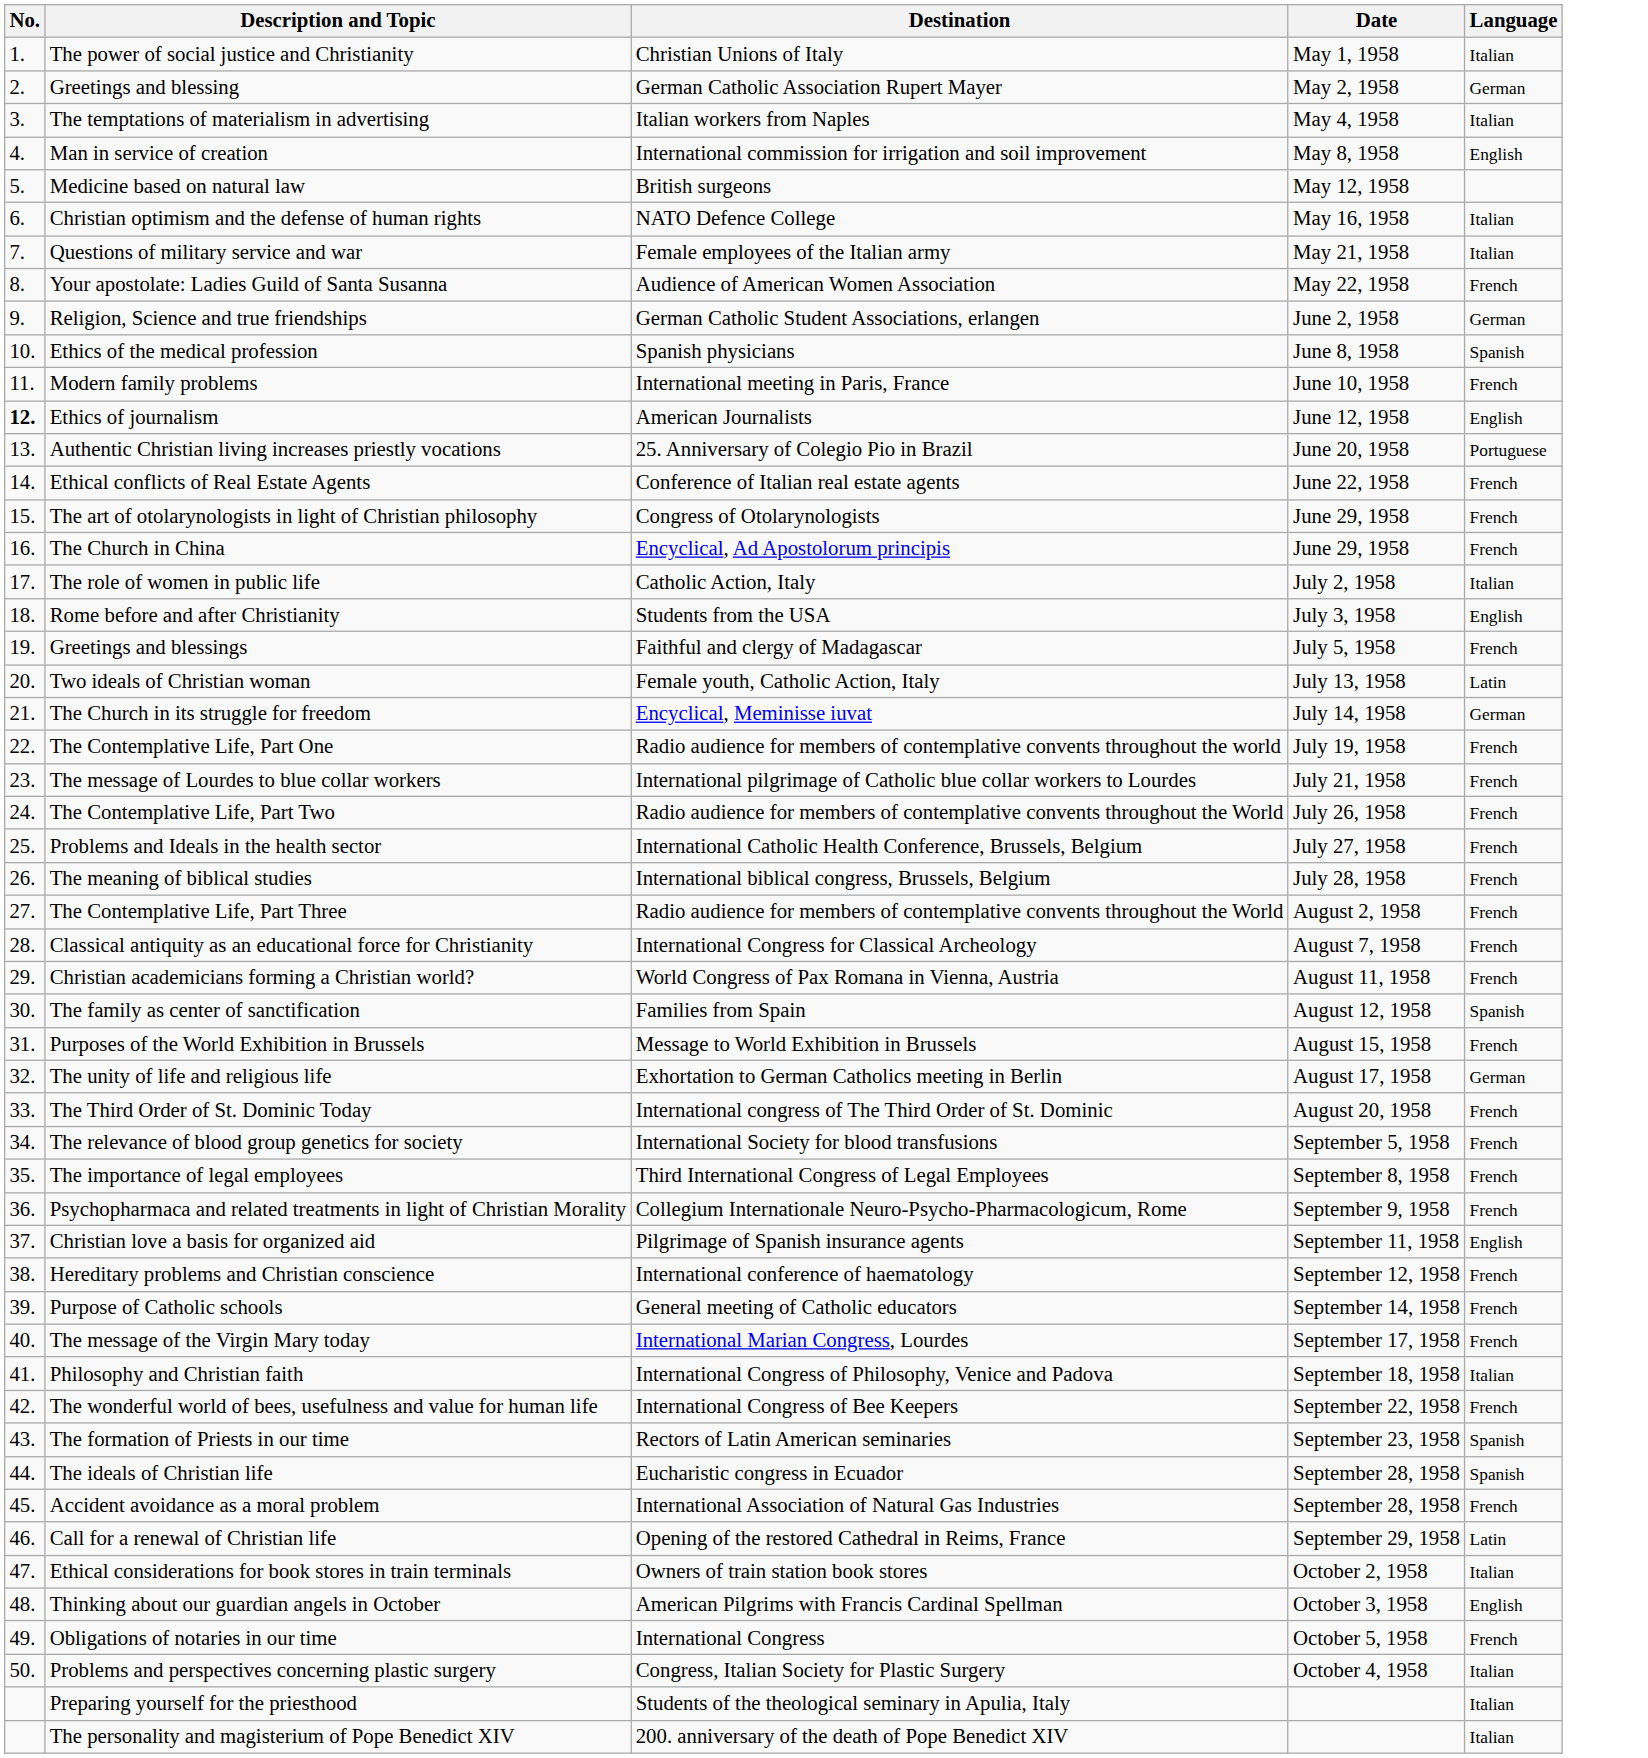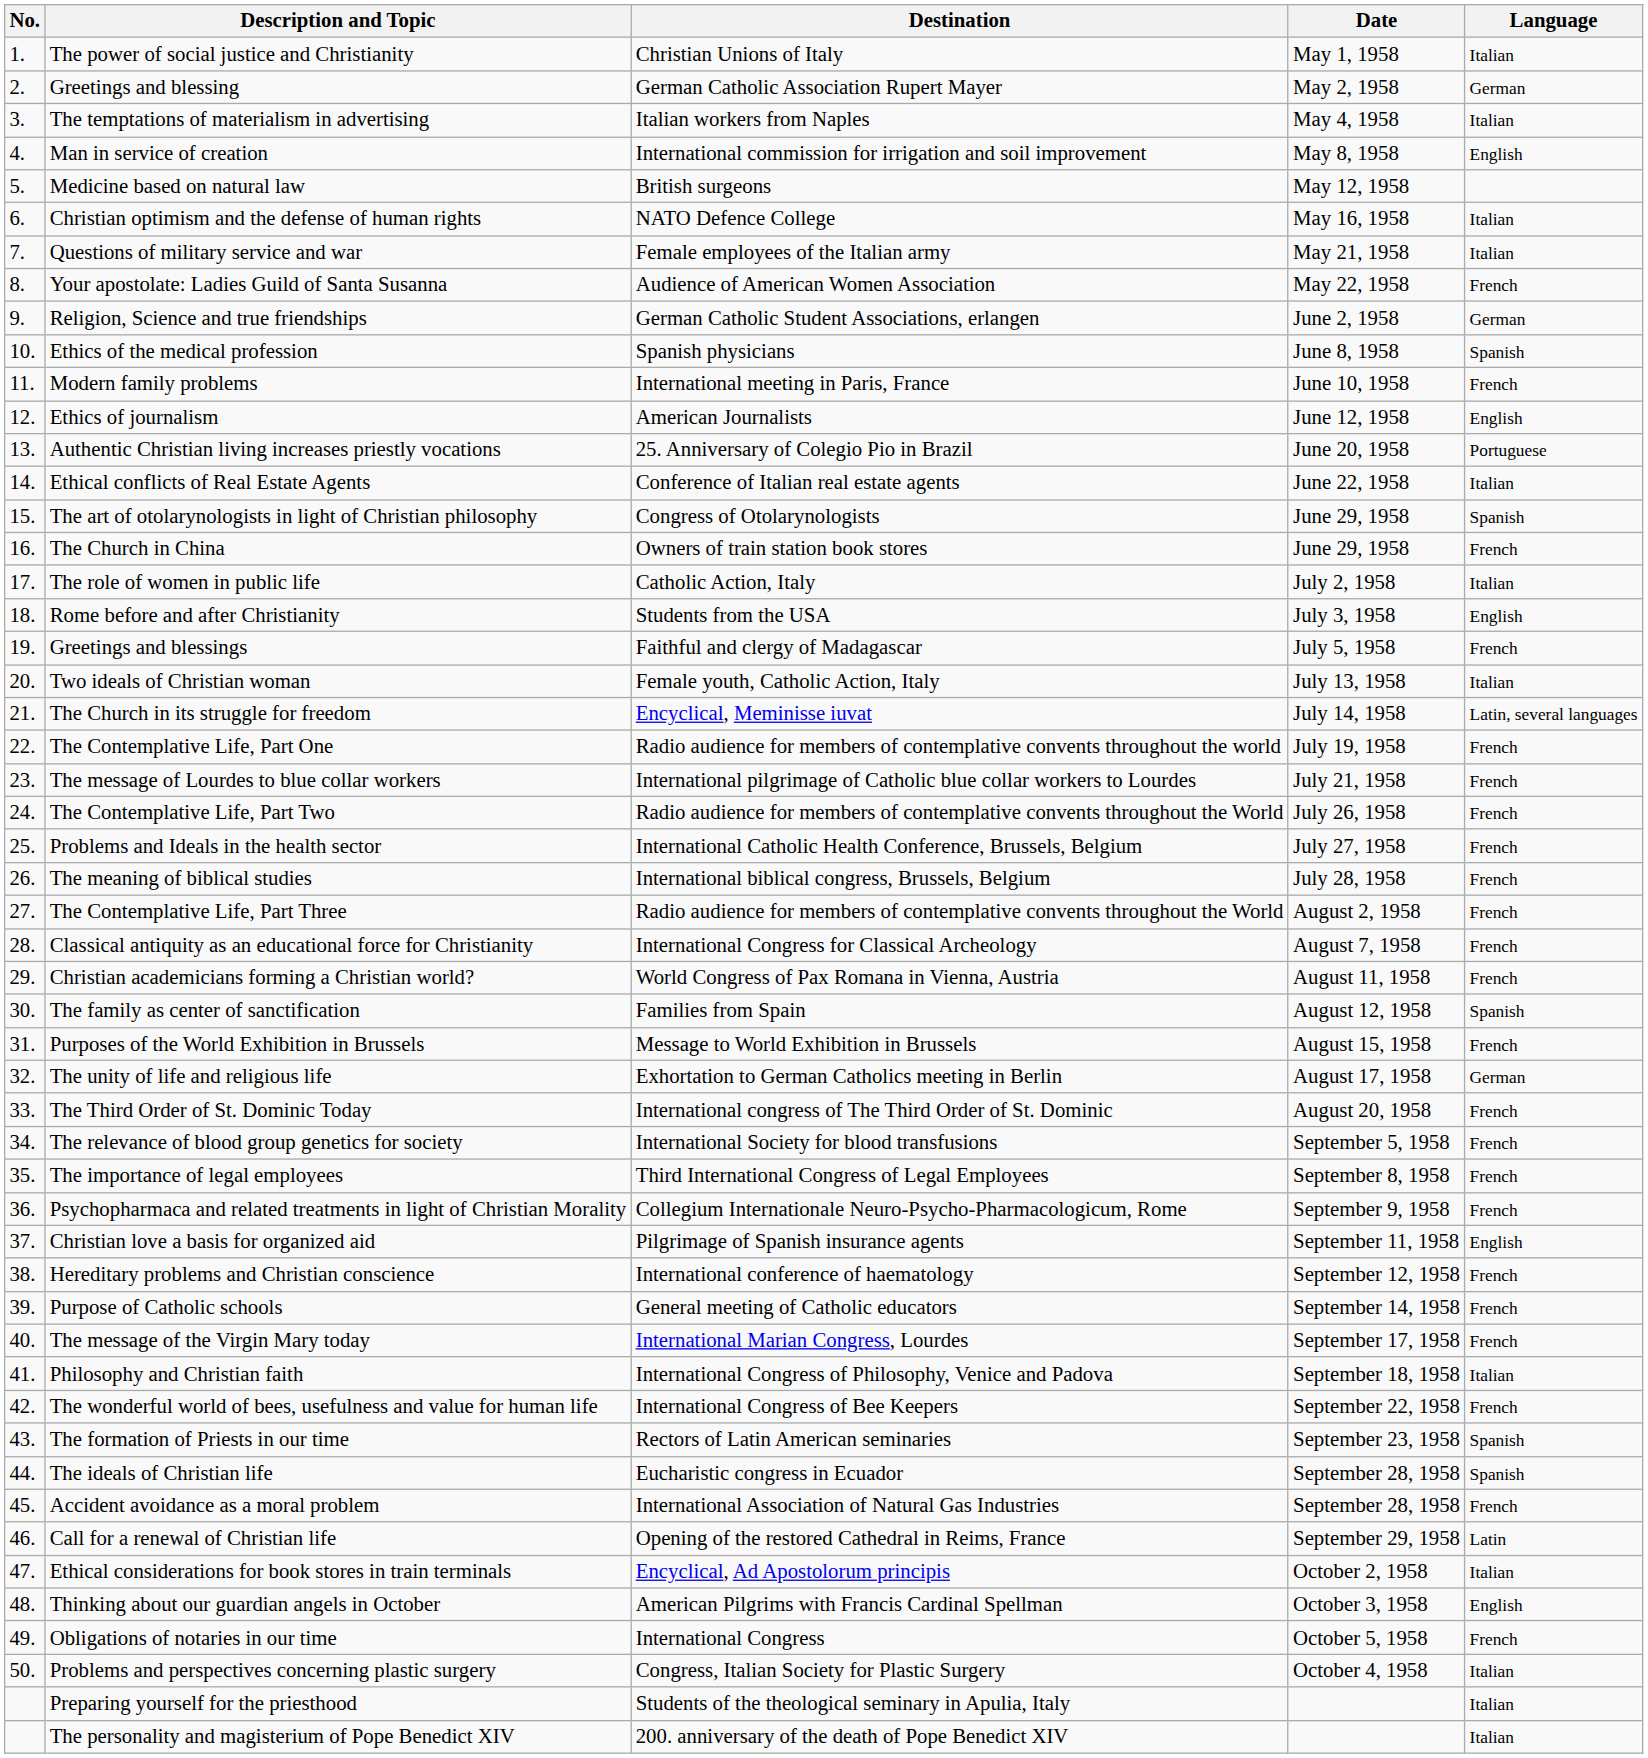(22, 416) bold -> (22, 416) normal
(1494, 484) French -> (1492, 484) Italian
(1494, 517) French -> (1497, 517) Spanish
(793, 548) Encyclical, Ad Apostolorum principis -> (782, 548) Owners of train station book stores
(1488, 682) Latin -> (1492, 682) Italian
(1498, 715) German -> (1554, 715) Latin, several languages
(782, 1571) Owners of train station book stores -> (793, 1571) Encyclical, Ad Apostolorum principis
